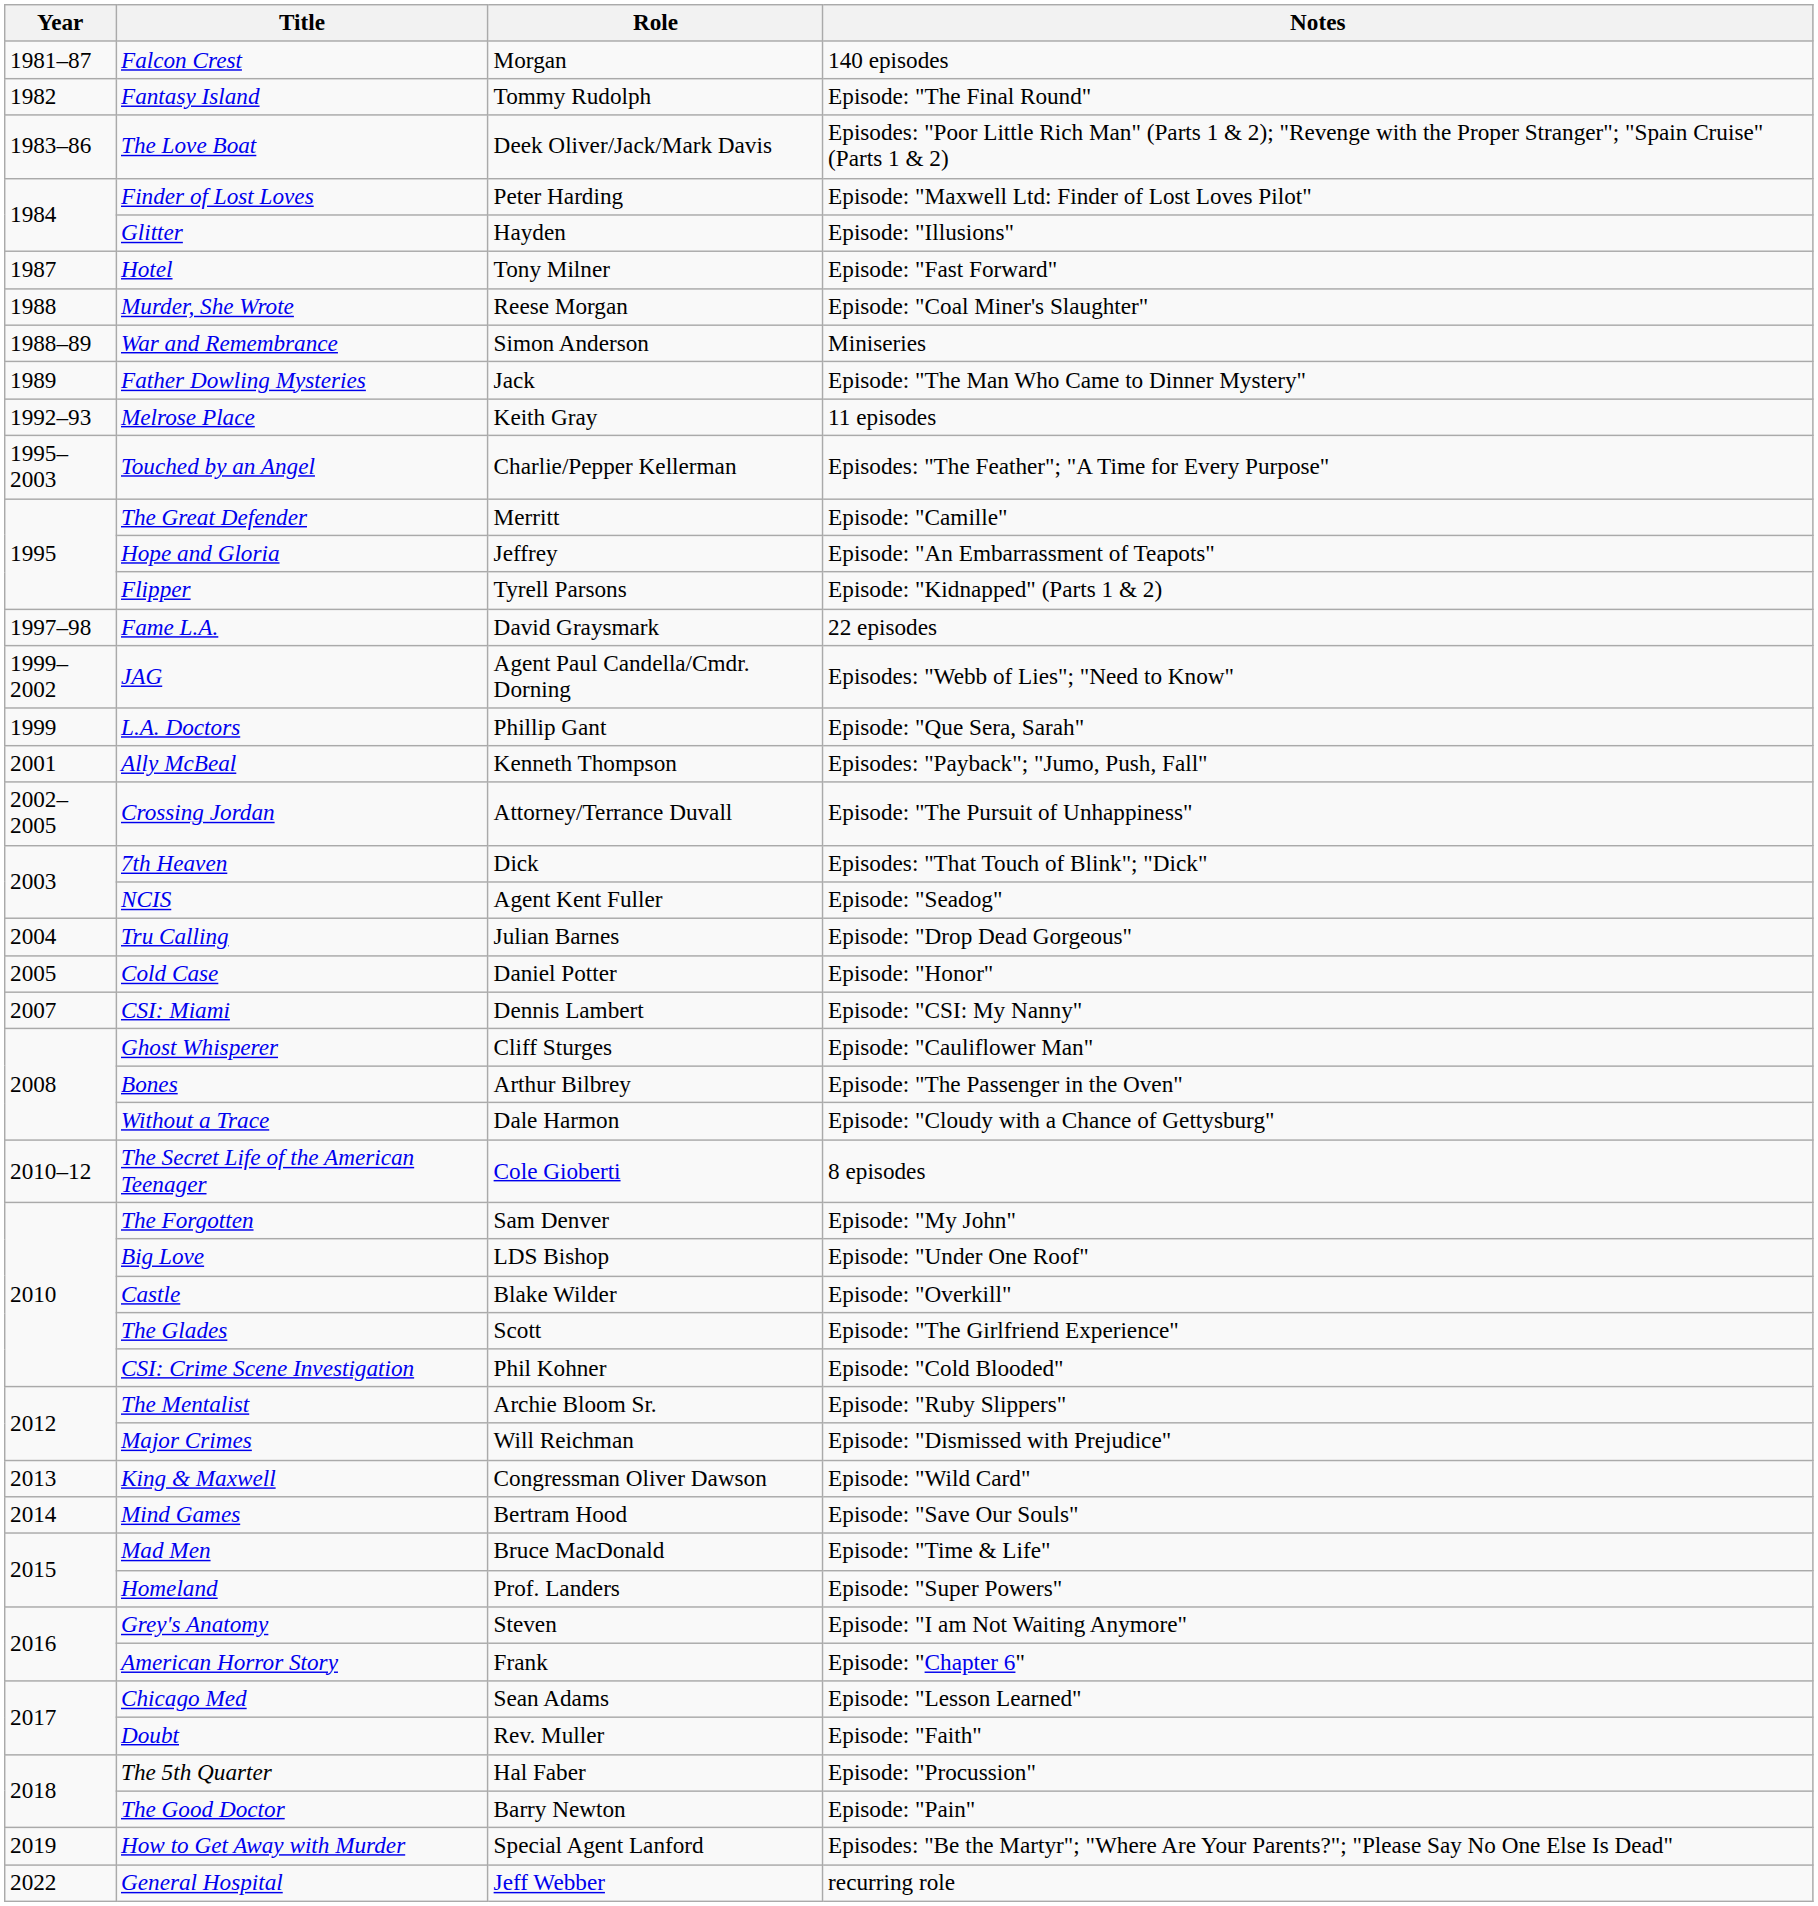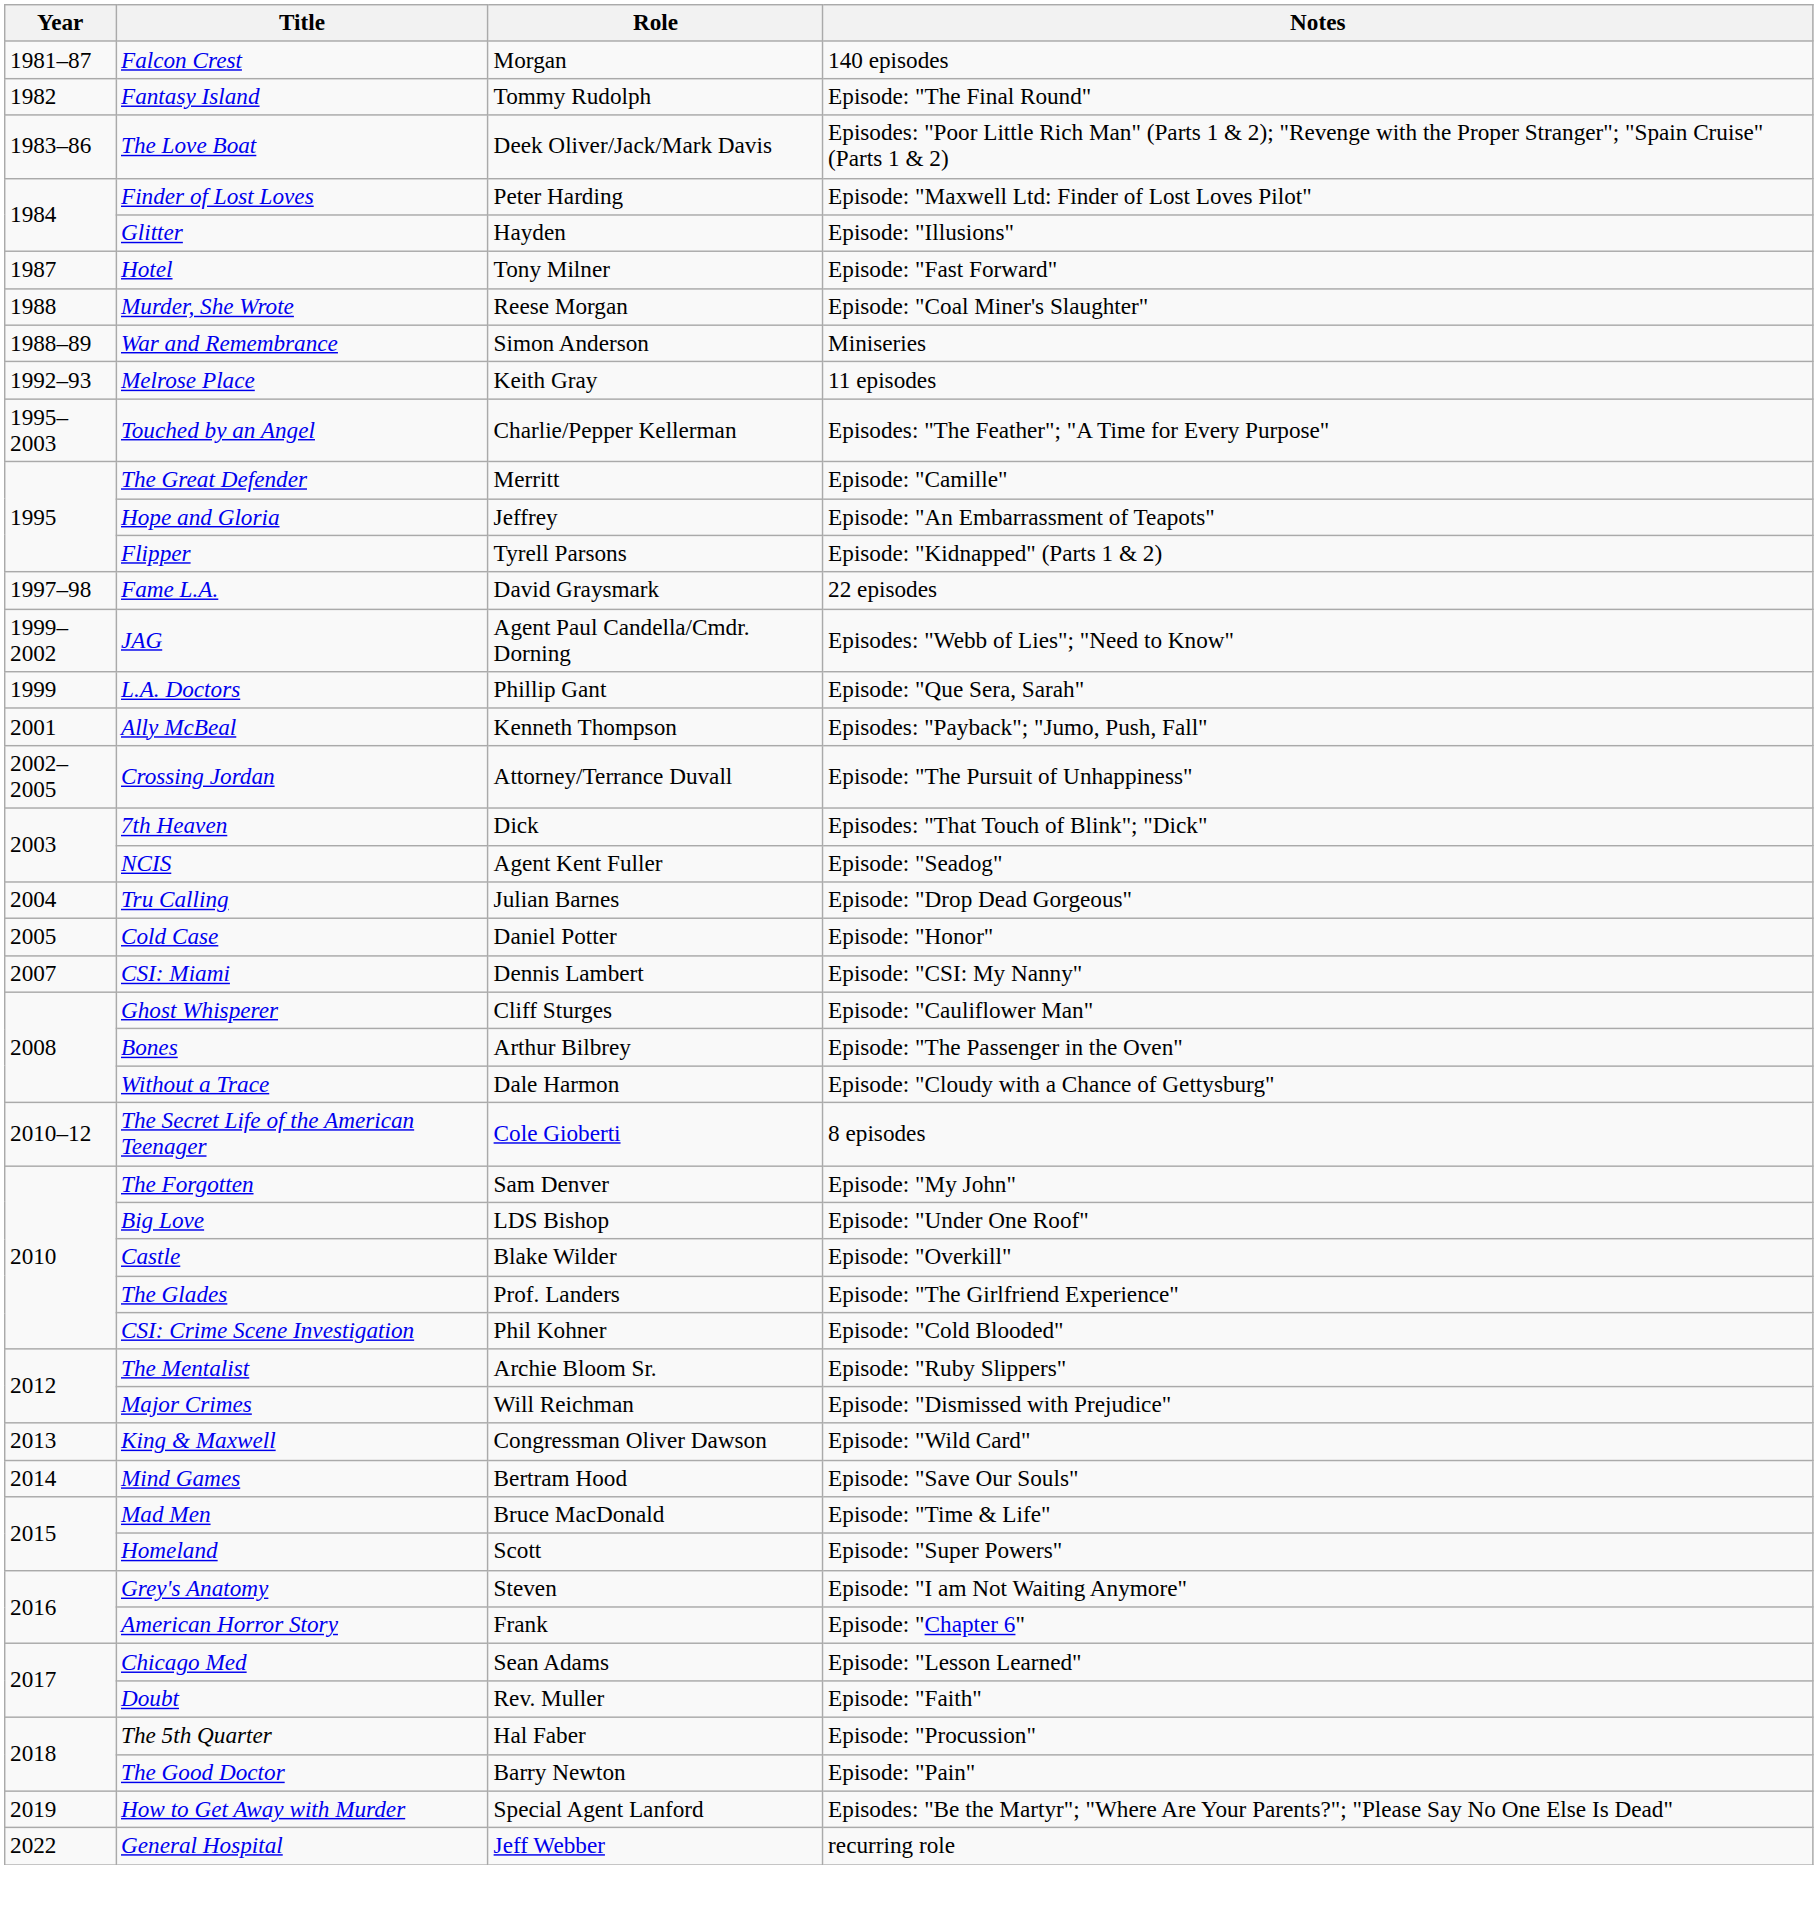- row: (243, 380)
(517, 1330) Scott -> (557, 1294) Prof. Landers
(557, 1588) Prof. Landers -> (517, 1551) Scott
